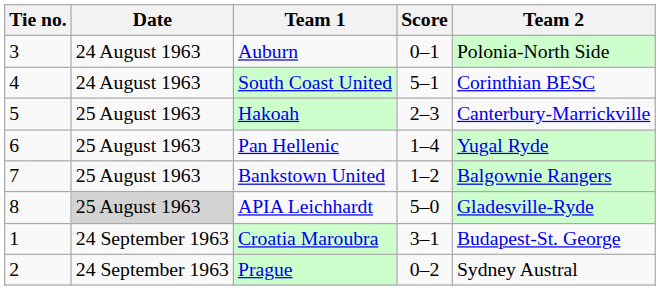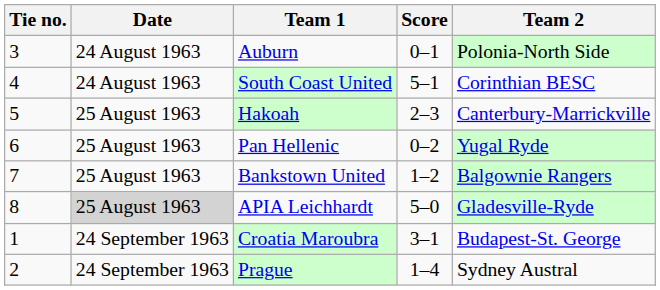(424, 144) 1–4 -> (424, 144) 0–2
(424, 269) 0–2 -> (424, 269) 1–4
